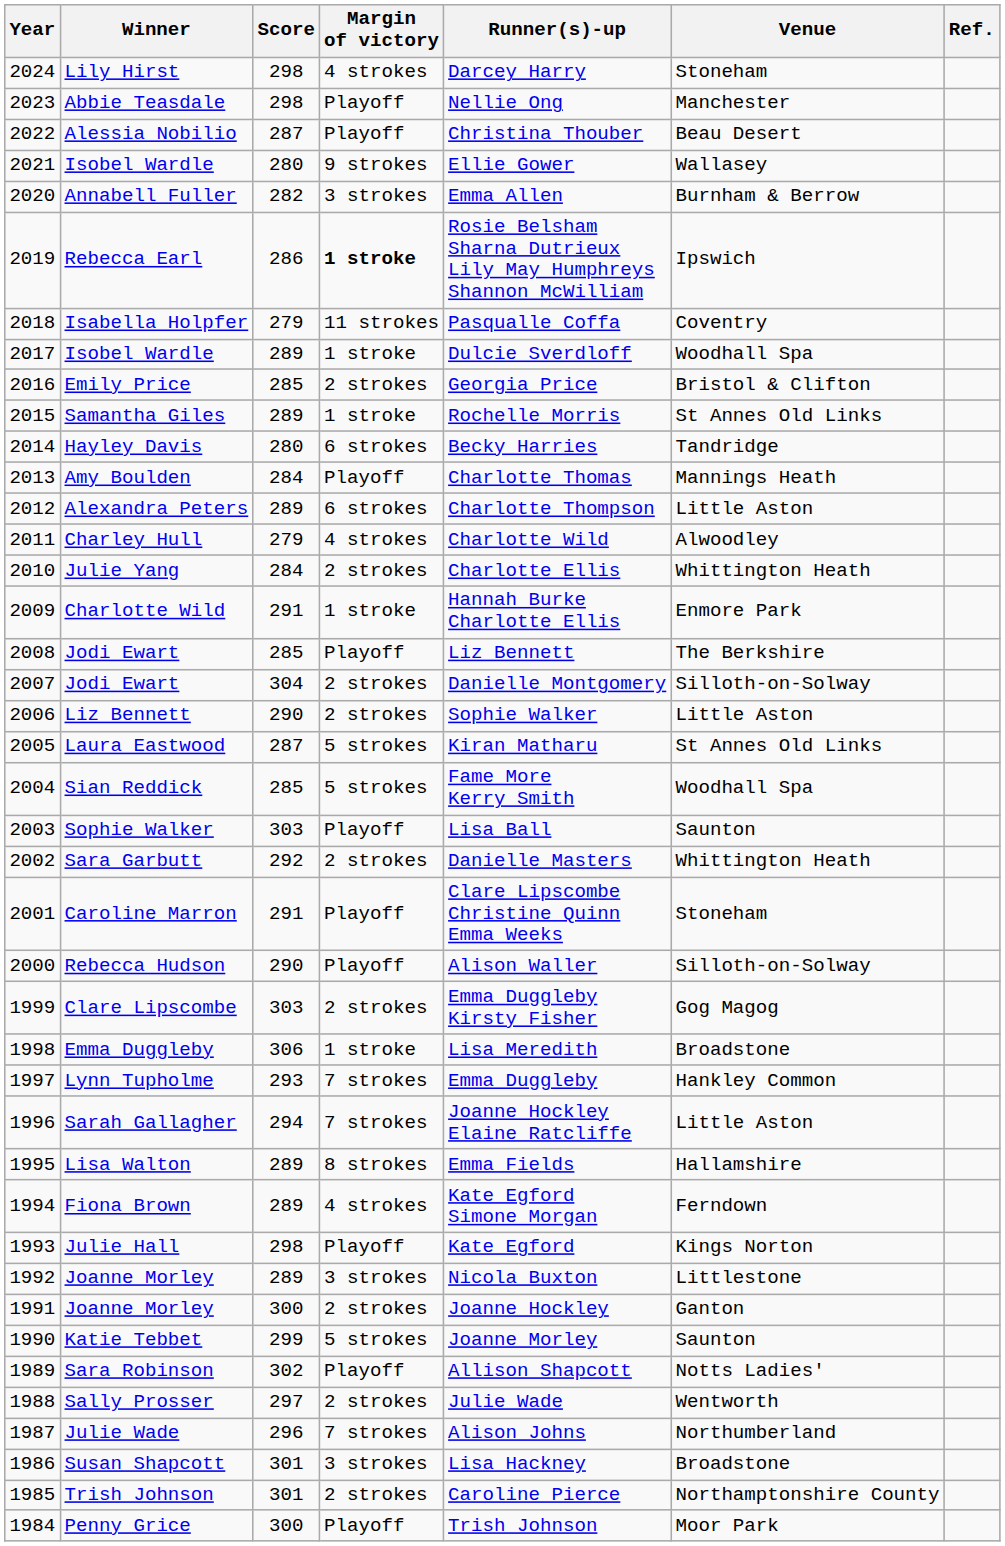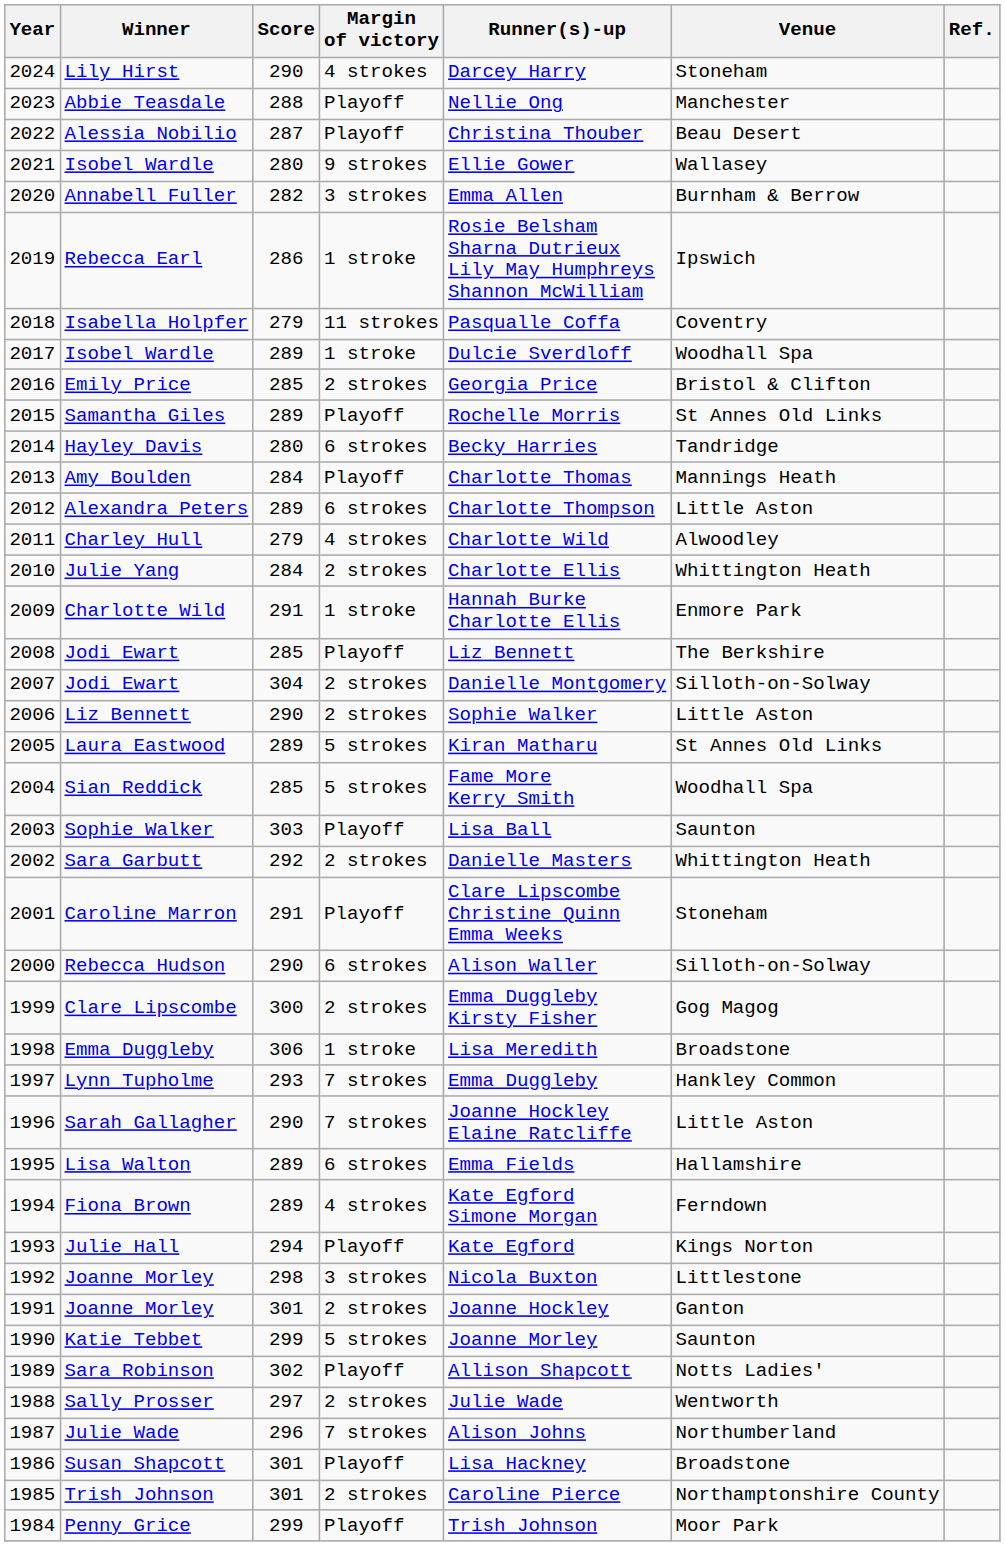(286, 73) 298 -> (286, 73) 290
(286, 104) 298 -> (286, 104) 288
(370, 260) bold -> (370, 260) normal
(370, 416) 1 stroke -> (364, 416) Playoff
(286, 747) 287 -> (286, 747) 289
(364, 967) Playoff -> (376, 967) 6 strokes
(286, 1009) 303 -> (286, 1009) 300
(286, 1123) 294 -> (286, 1123) 290
(376, 1165) 8 strokes -> (376, 1165) 6 strokes
(286, 1248) 298 -> (286, 1248) 294
(286, 1279) 289 -> (286, 1279) 298
(286, 1310) 300 -> (286, 1310) 301
(376, 1464) 3 strokes -> (364, 1464) Playoff
(286, 1526) 300 -> (286, 1526) 299
